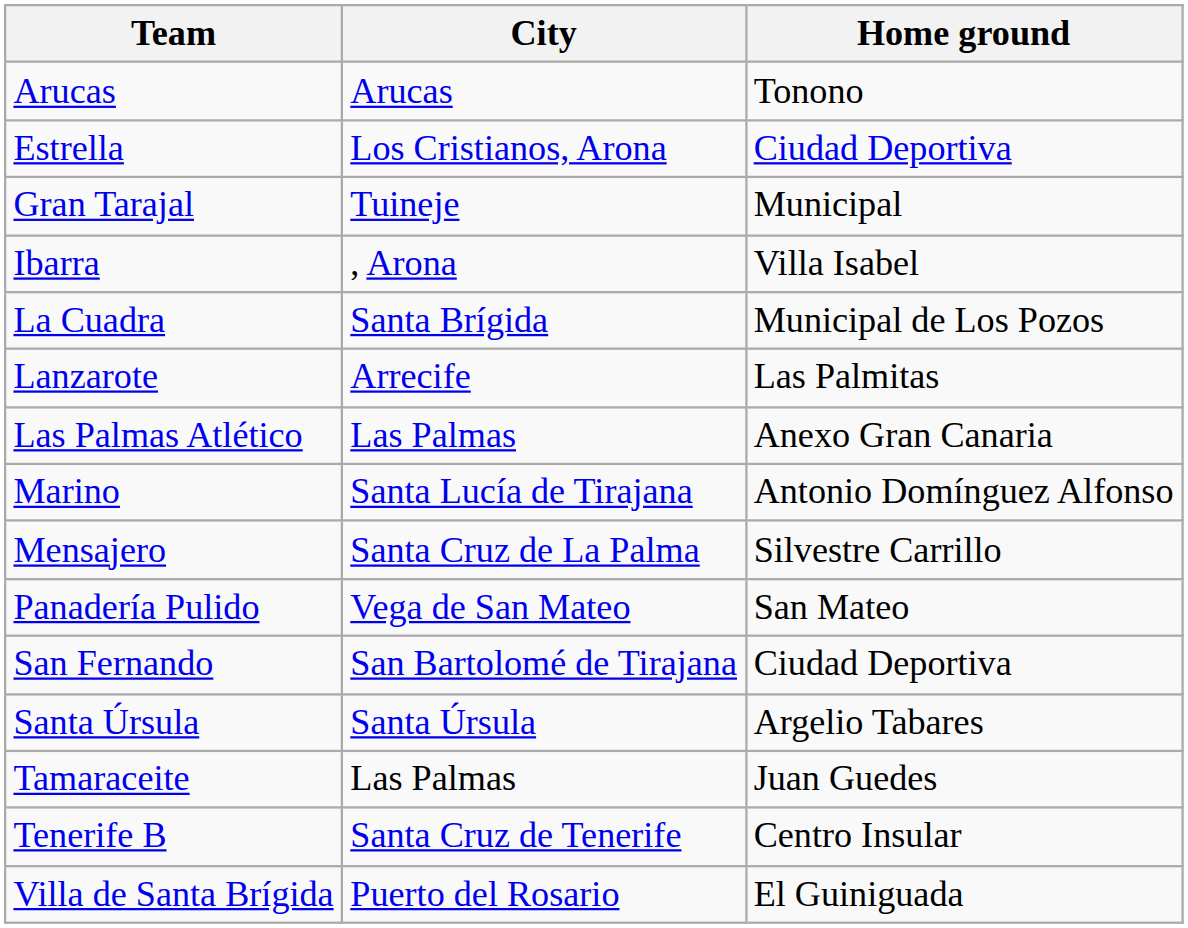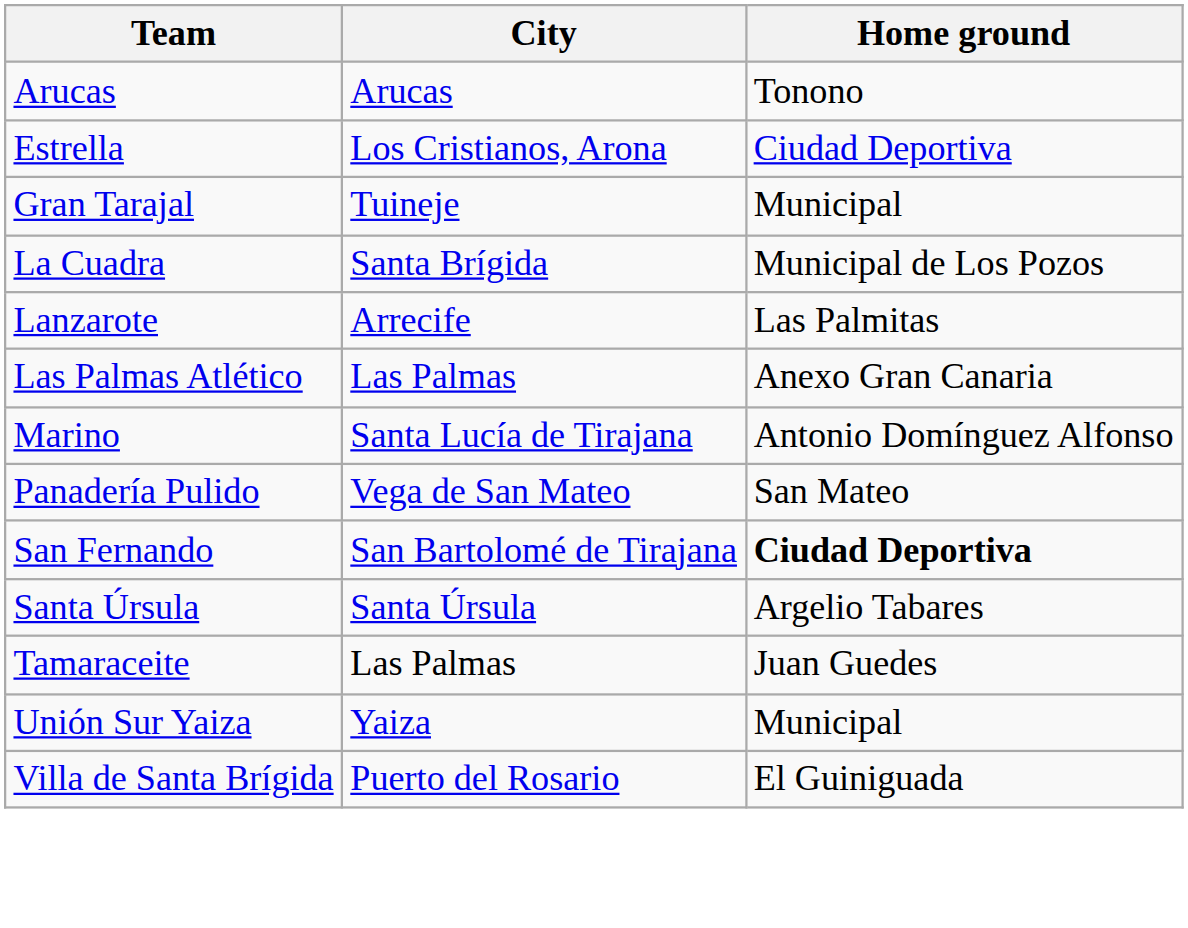- row: (57, 262)
- row: (90, 549)
(883, 663) normal -> (893, 549) bold
- row: (90, 836)
+ row: (133, 721)
